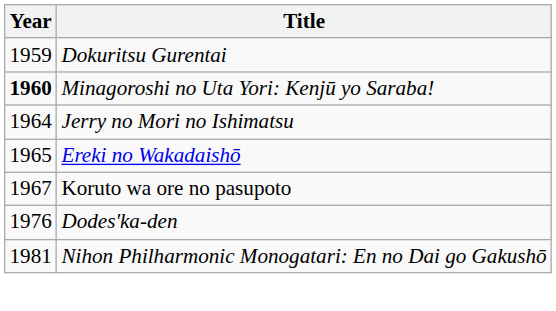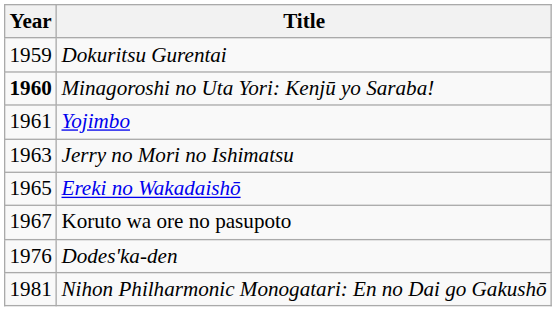+ row: (96, 121)
(31, 121) 1964 -> (31, 155) 1963
